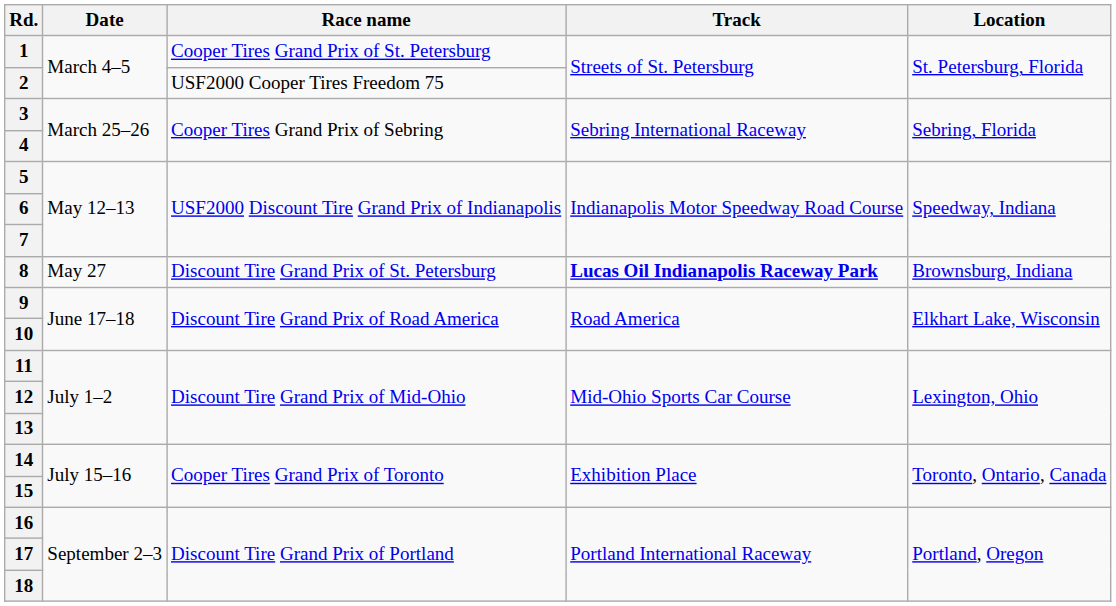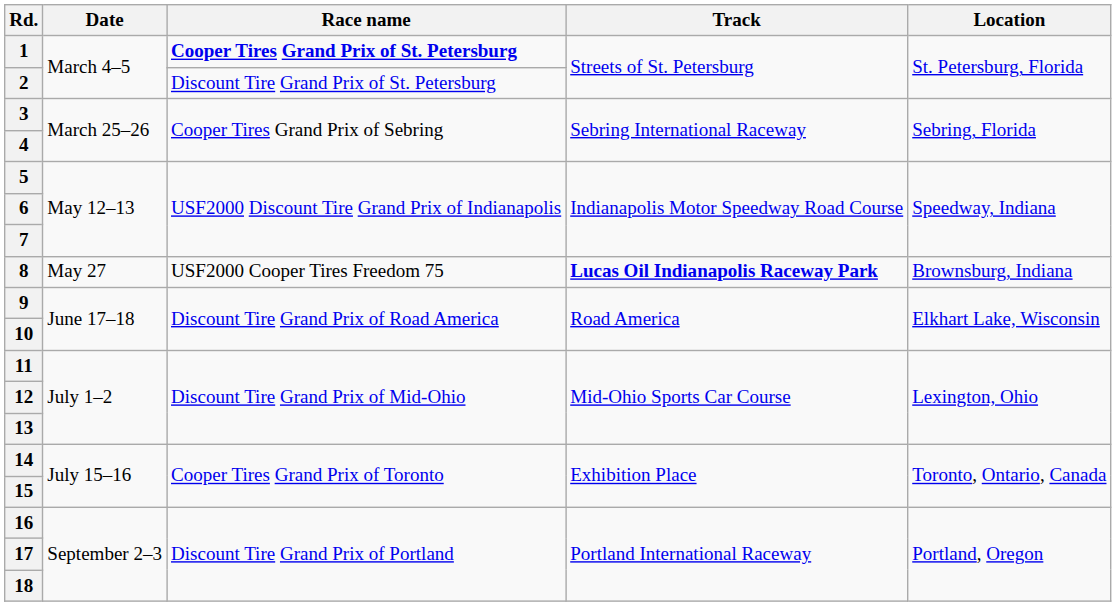(331, 51) normal -> (344, 51) bold
(307, 82) USF2000 Cooper Tires Freedom 75 -> (333, 82) Discount Tire Grand Prix of St. Petersburg
(333, 271) Discount Tire Grand Prix of St. Petersburg -> (307, 271) USF2000 Cooper Tires Freedom 75
